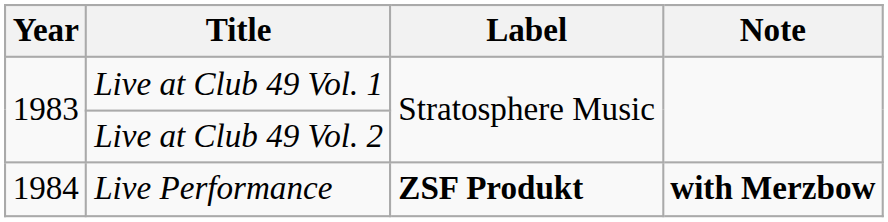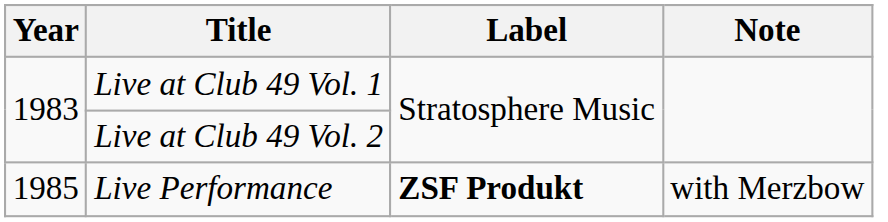(46, 188) 1984 -> (46, 188) 1985
(773, 188) bold -> (767, 188) normal
